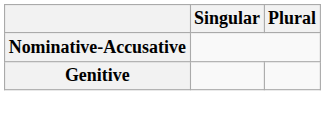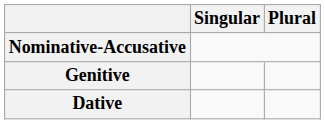+ row: (97, 103)
